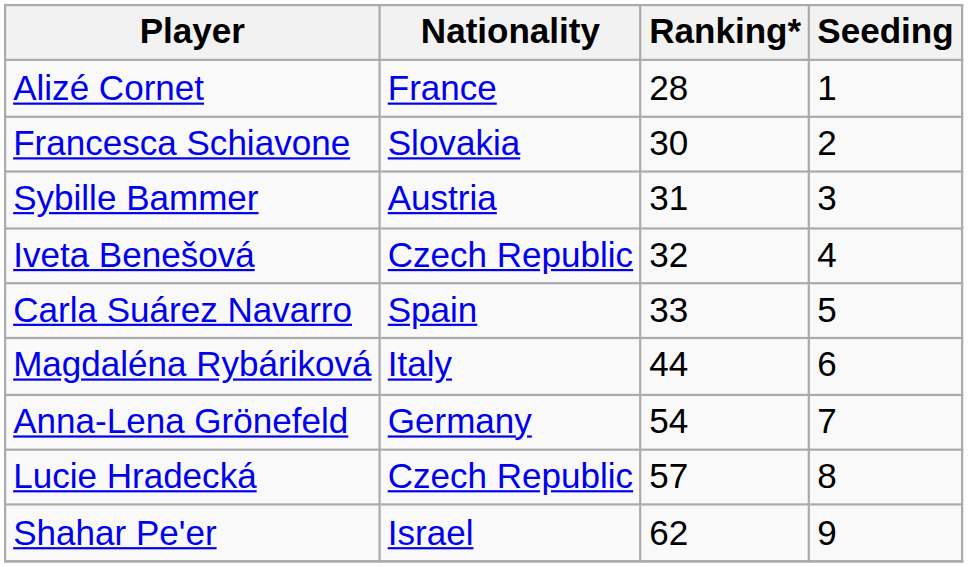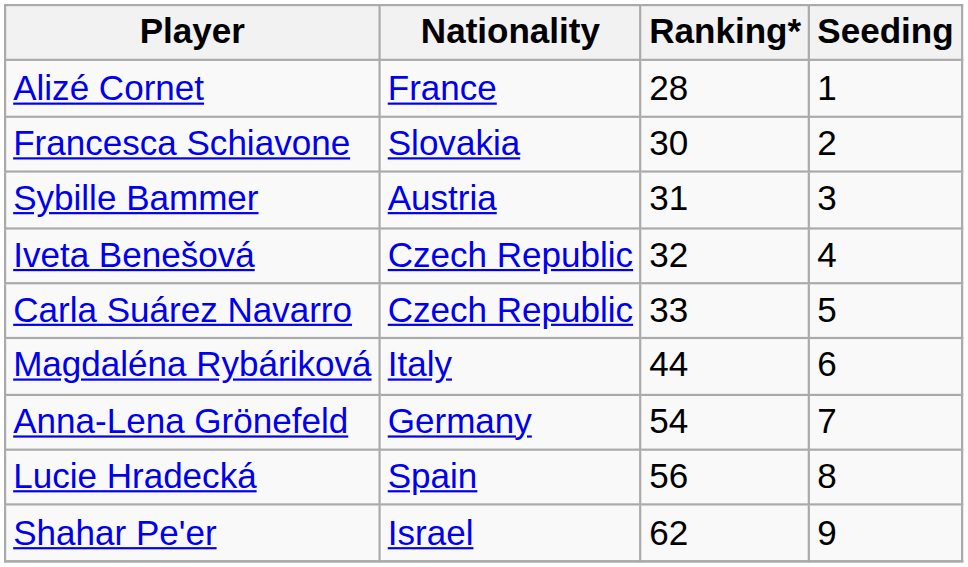(433, 310) Spain -> (510, 310) Czech Republic
(510, 476) Czech Republic -> (433, 476) Spain
(669, 476) 57 -> (669, 476) 56
